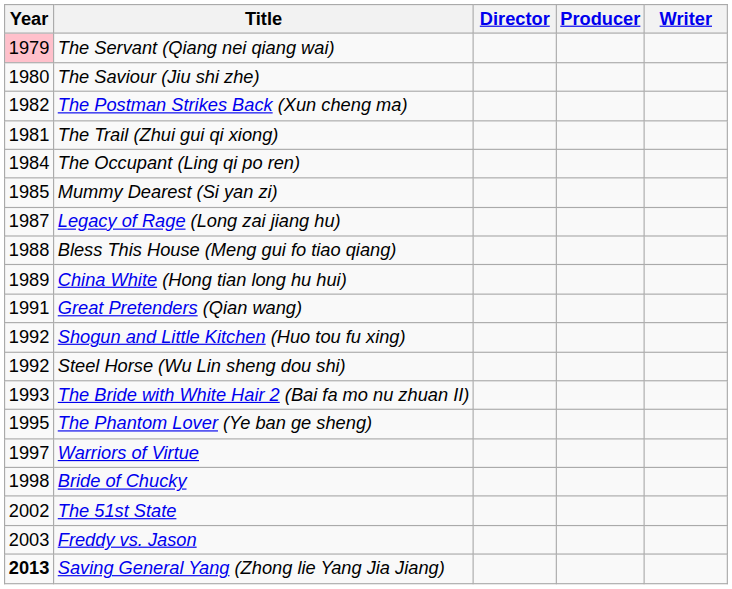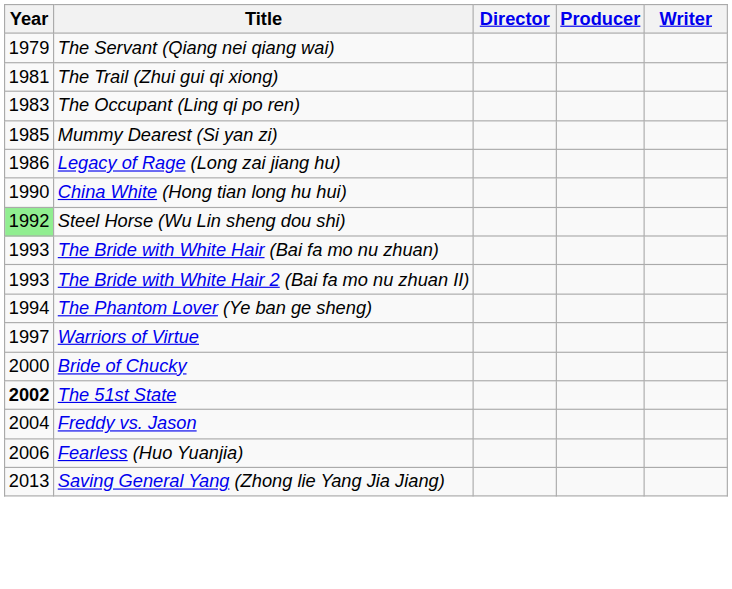(29, 47) pink background -> (29, 47) no background
- row: (159, 76)
- row: (233, 105)
(29, 163) 1984 -> (29, 105) 1983
(29, 221) 1987 -> (29, 163) 1986
- row: (227, 250)
(29, 279) 1989 -> (29, 192) 1990
- row: (180, 308)
- row: (232, 337)
(29, 366) no background -> (29, 221) lightgreen background
+ row: (248, 250)
(29, 423) 1995 -> (29, 308) 1994
(29, 481) 1998 -> (29, 366) 2000
(29, 510) normal -> (29, 395) bold
(29, 539) 2003 -> (29, 423) 2004
+ row: (151, 452)
(29, 568) bold -> (29, 481) normal
